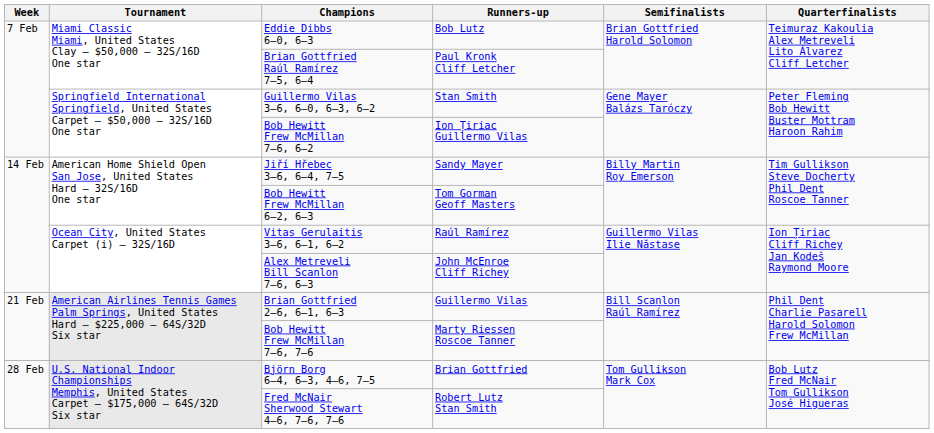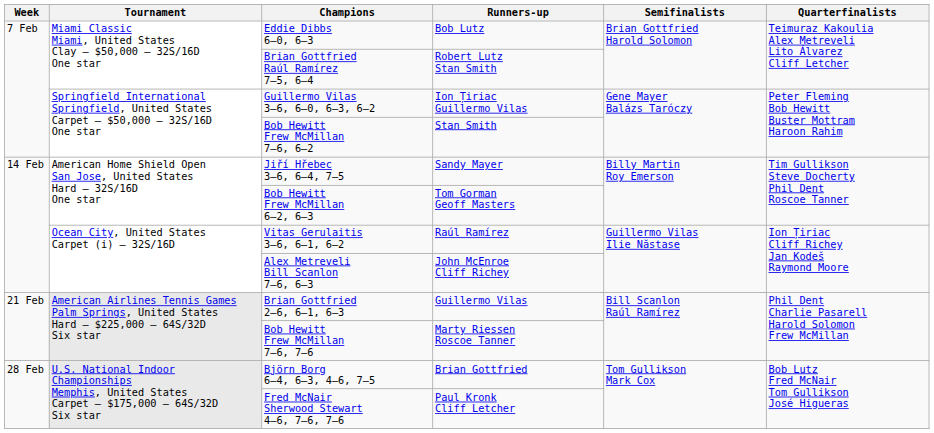(475, 64) Paul Kronk Cliff Letcher -> (469, 64) Robert Lutz Stan Smith
(466, 98) Stan Smith -> (481, 103) Ion Țiriac Guillermo Vilas
(481, 132) Ion Țiriac Guillermo Vilas -> (466, 126) Stan Smith
(469, 403) Robert Lutz Stan Smith -> (475, 403) Paul Kronk Cliff Letcher
